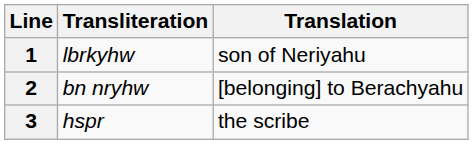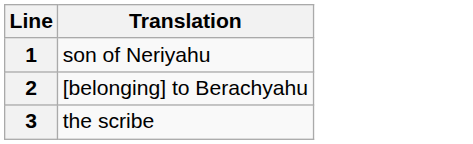- column: (135, 21)
